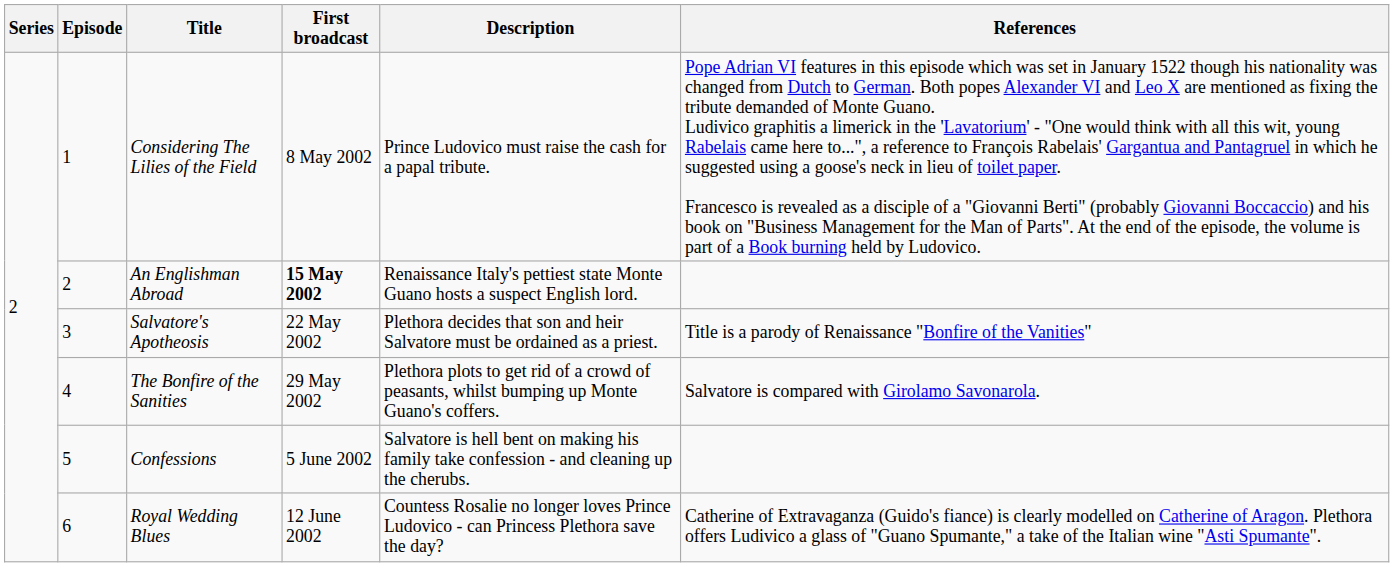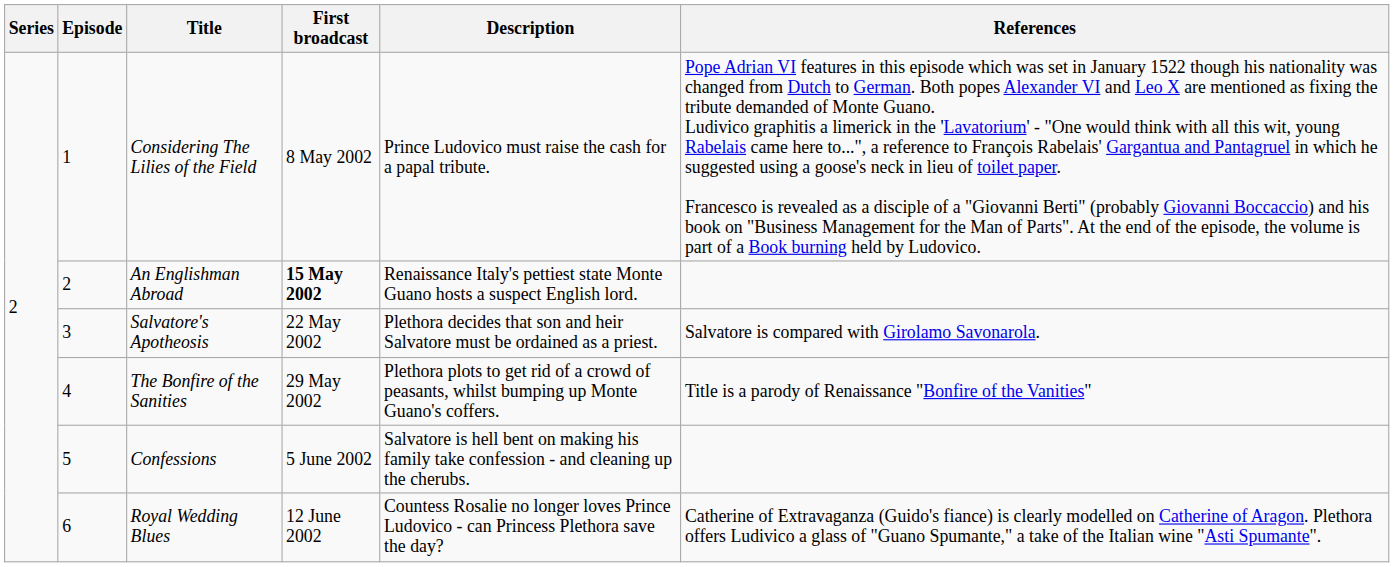(888, 332) Title is a parody of Renaissance "Bonfire of the Vanities" -> (862, 332) Salvatore is compared with Girolamo Savonarola.
(862, 390) Salvatore is compared with Girolamo Savonarola. -> (888, 390) Title is a parody of Renaissance "Bonfire of the Vanities"
